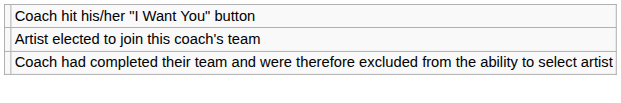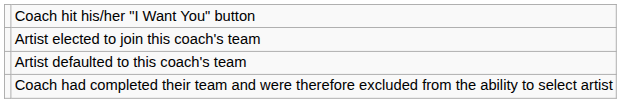+ row: (131, 62)
